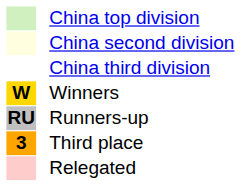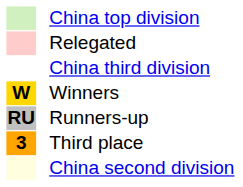rows swapped: (137, 43) <-> (87, 168)
